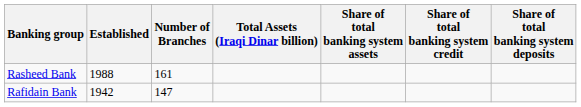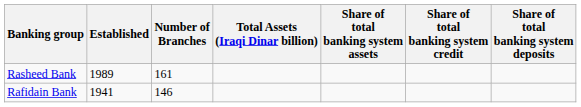(101, 73) 1988 -> (101, 73) 1989
(101, 92) 1942 -> (101, 92) 1941
(163, 92) 147 -> (163, 92) 146
